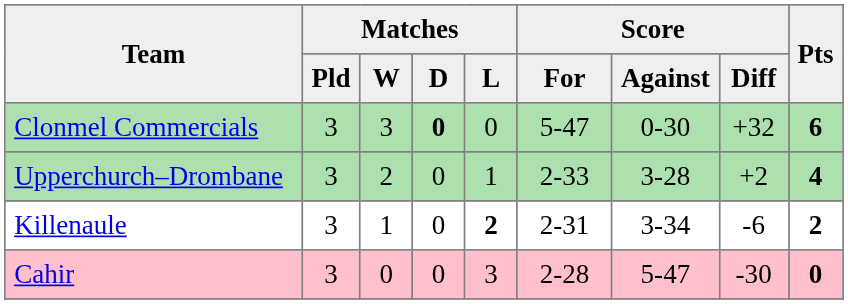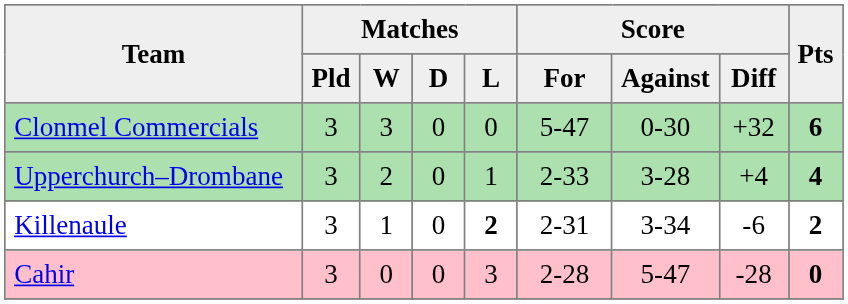(439, 127) bold -> (439, 127) normal
(754, 176) +2 -> (754, 176) +4
(754, 274) -30 -> (754, 274) -28
